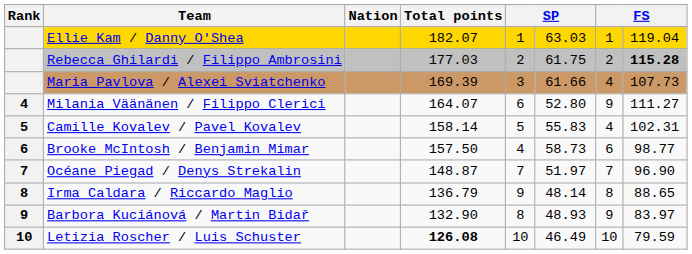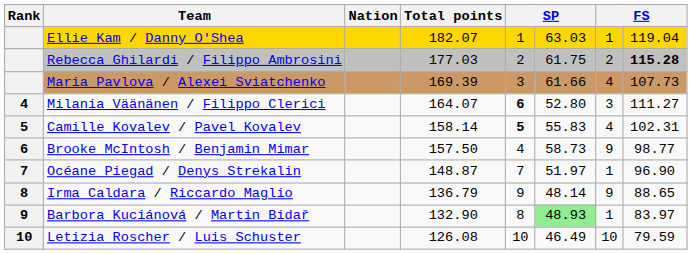(520, 105) normal -> (520, 105) bold
(609, 105) 9 -> (609, 105) 3
(520, 127) normal -> (520, 127) bold
(609, 149) 6 -> (609, 149) 9
(609, 171) 7 -> (609, 171) 1
(609, 194) 8 -> (609, 194) 9
(566, 216) no background -> (566, 216) lightgreen background
(609, 216) 9 -> (609, 216) 1
(453, 238) bold -> (453, 238) normal
